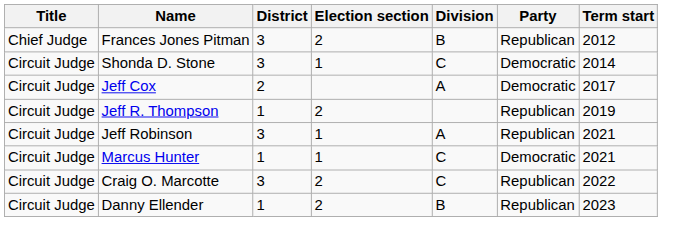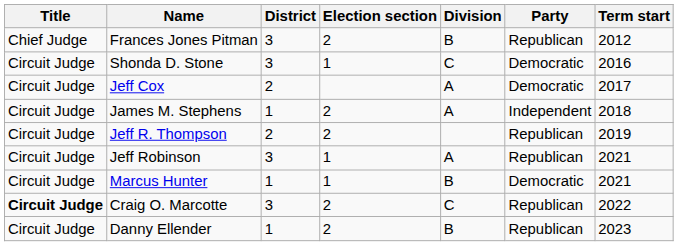(599, 63) 2014 -> (615, 63) 2016
+ row: (176, 110)
(261, 110) 1 -> (269, 134) 2
(441, 157) C -> (449, 181) B
(51, 181) normal -> (55, 205) bold
